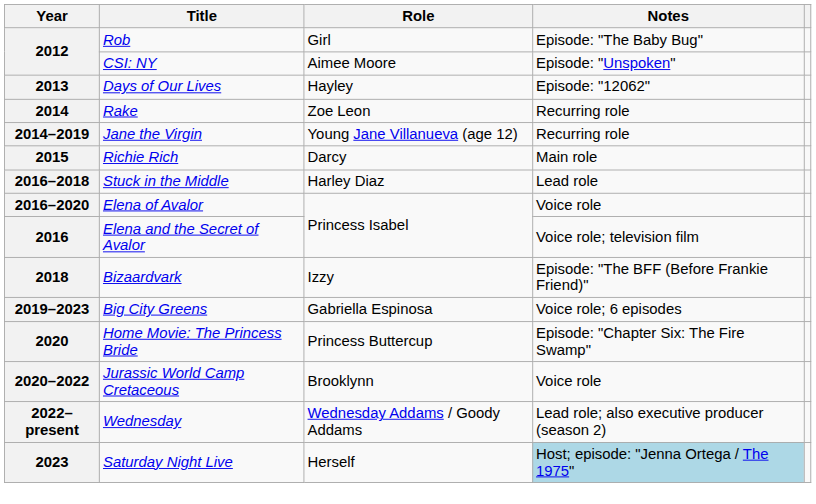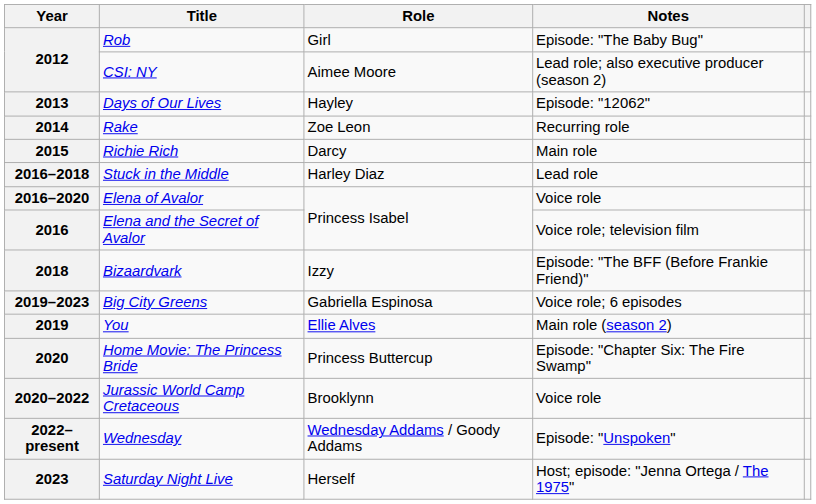(606, 63) Episode: "Unspoken" -> (650, 71) Lead role; also executive producer (season 2)
- row: (52, 134)
+ row: (52, 326)
(650, 422) Lead role; also executive producer (season 2) -> (606, 438) Episode: "Unspoken"
(652, 462) lightblue background -> (652, 479) no background
